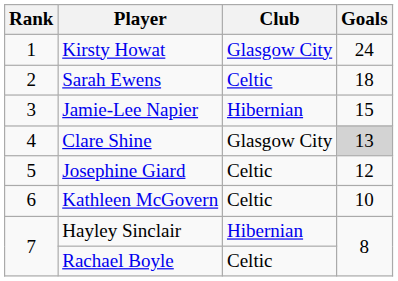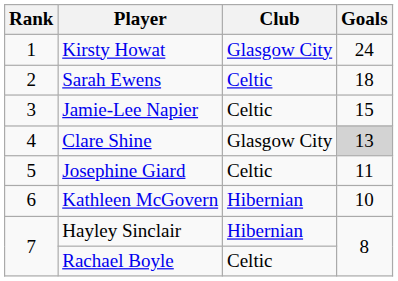(265, 110) Hibernian -> (250, 110) Celtic
(364, 170) 12 -> (364, 170) 11
(250, 200) Celtic -> (265, 200) Hibernian
